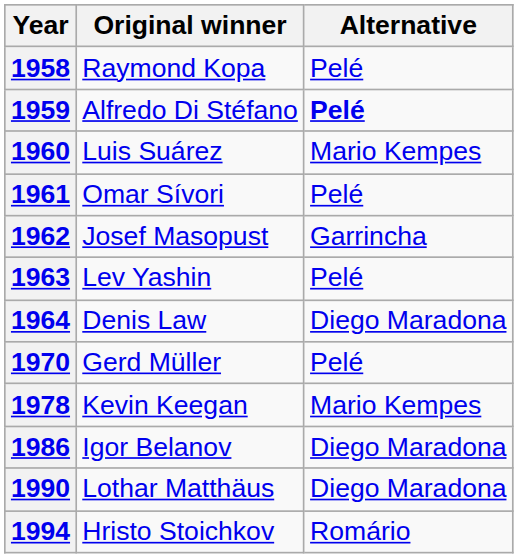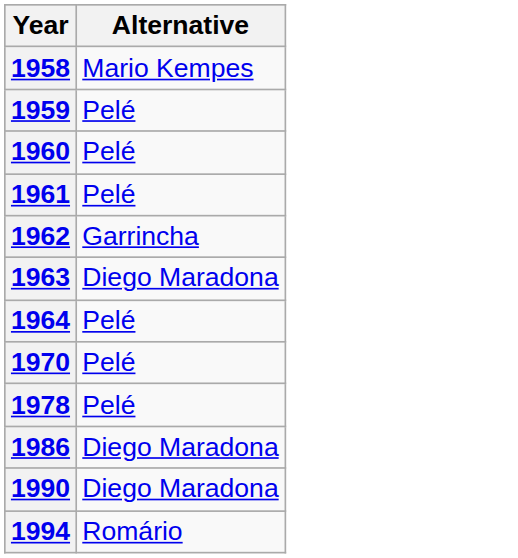- column: (190, 25)
(337, 67) Pelé -> (168, 67) Mario Kempes
(337, 109) bold -> (109, 109) normal
(396, 151) Mario Kempes -> (109, 151) Pelé
(337, 278) Pelé -> (180, 278) Diego Maradona
(408, 320) Diego Maradona -> (109, 320) Pelé
(396, 404) Mario Kempes -> (109, 404) Pelé
